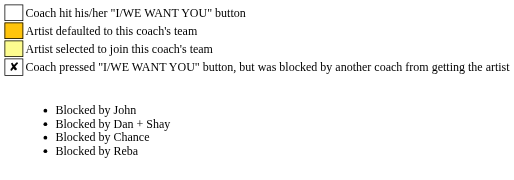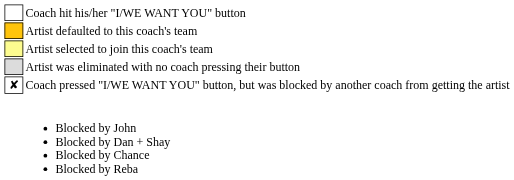+ row: (163, 66)
